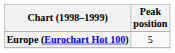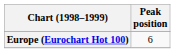(150, 39) 5 -> (150, 39) 6
